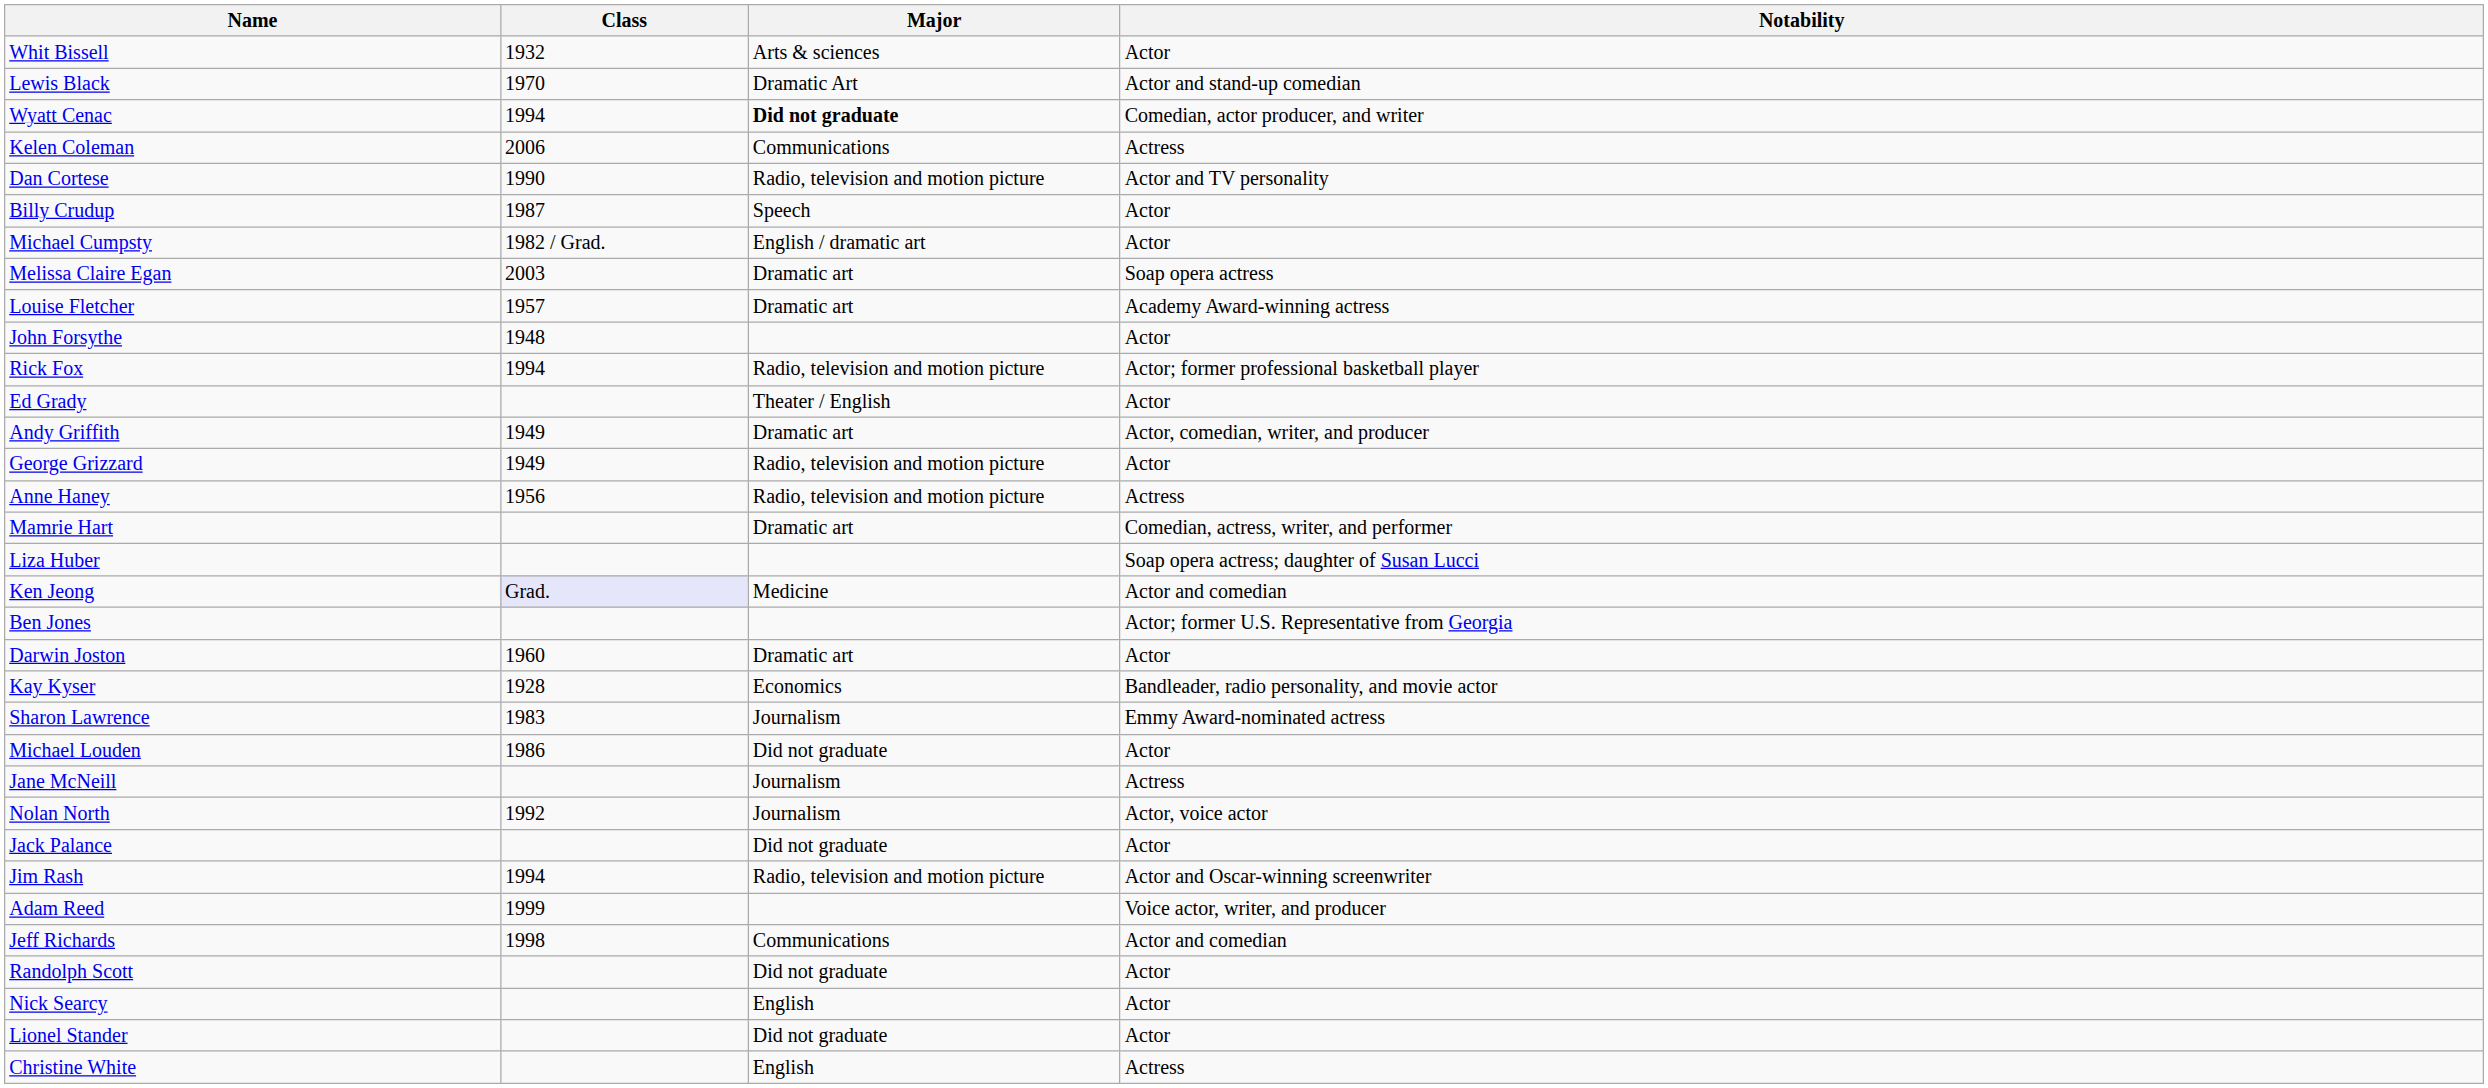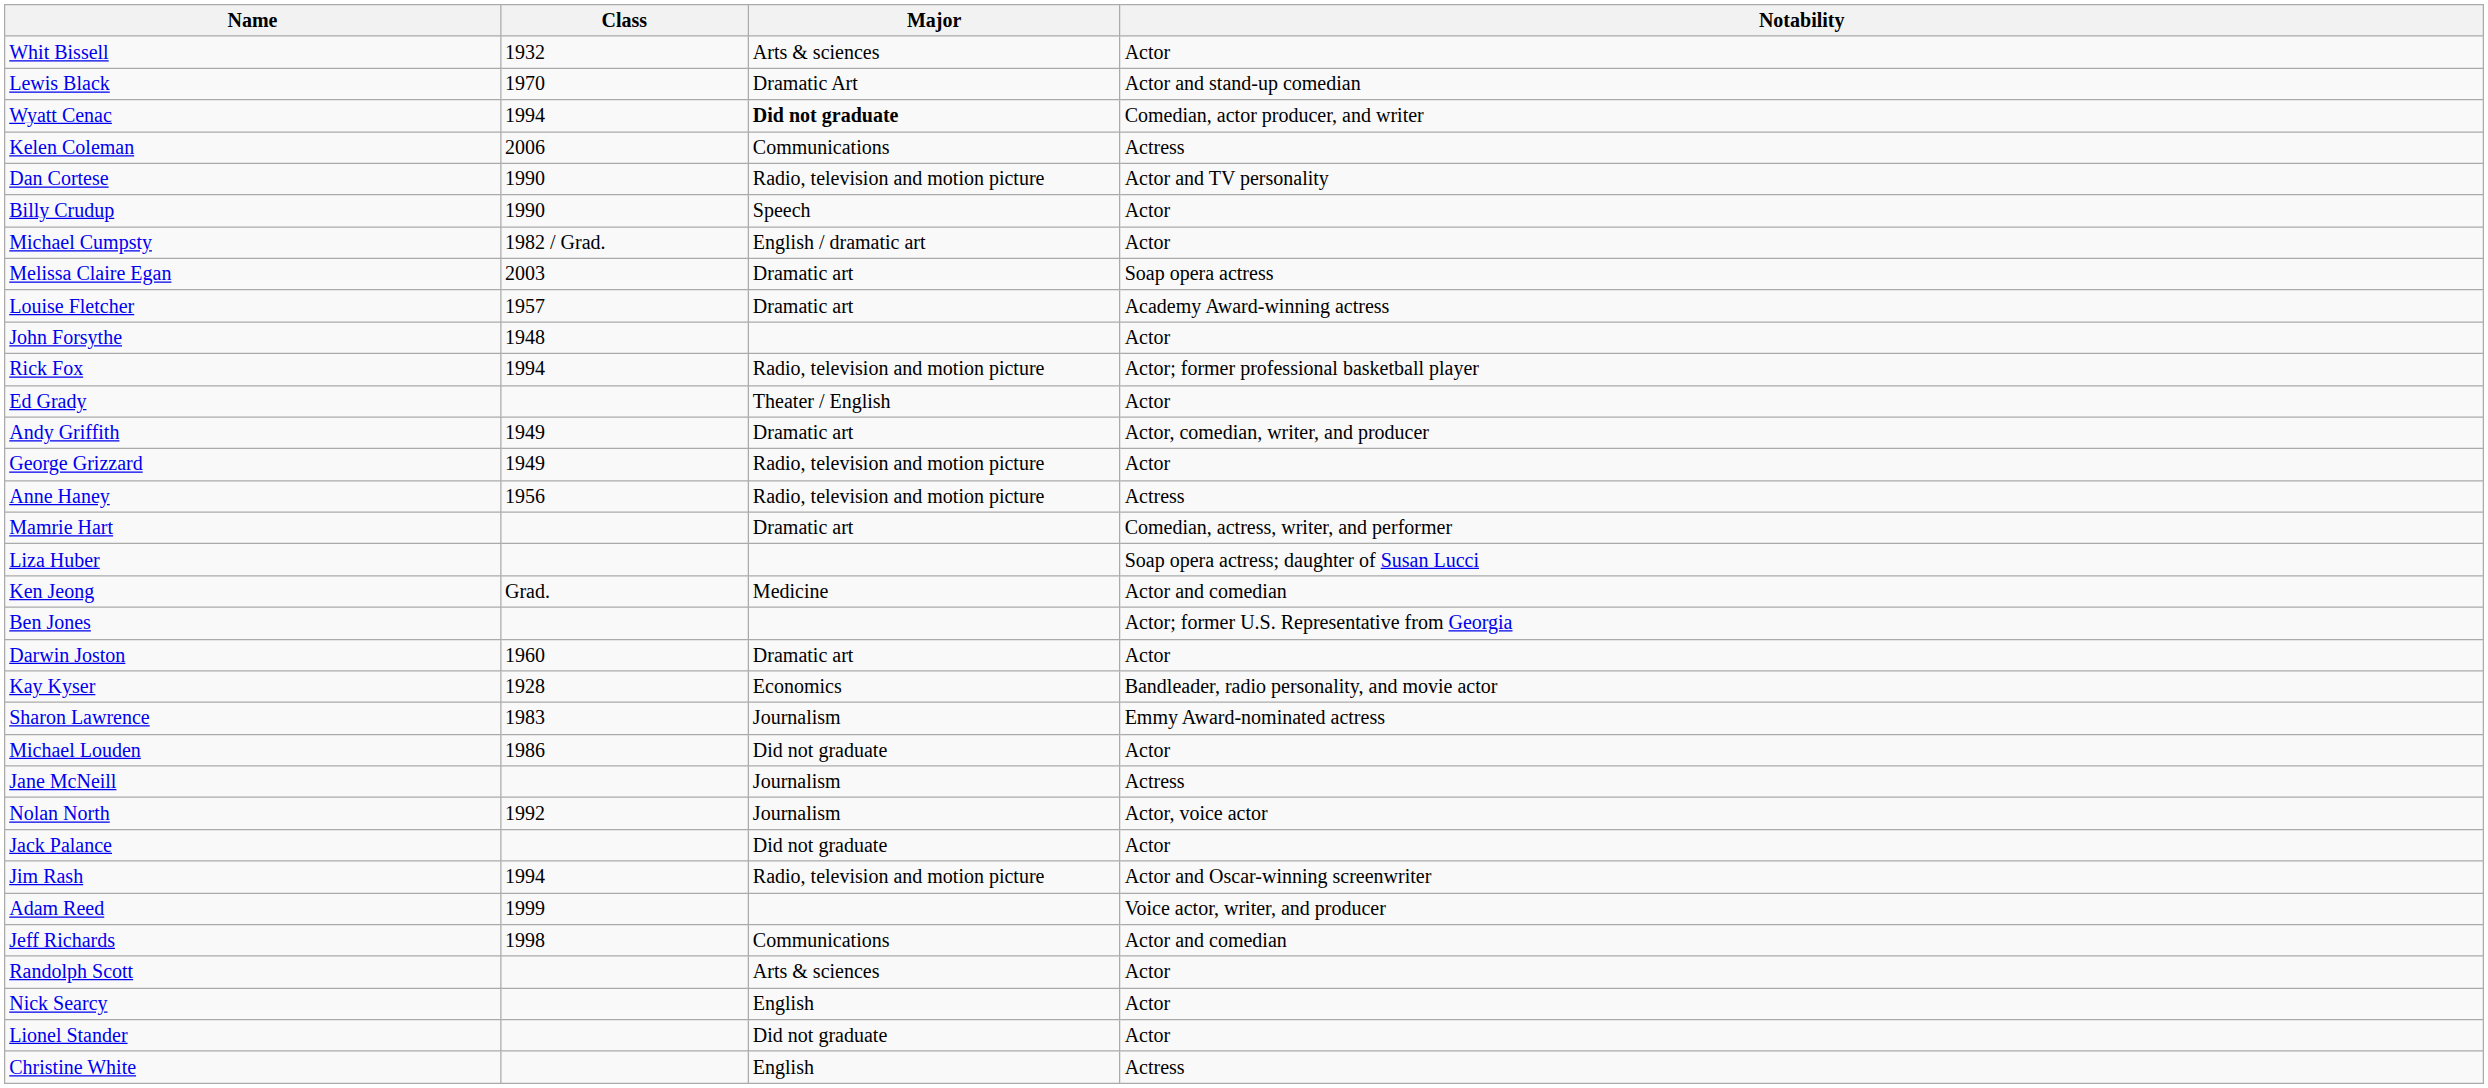(525, 210) 1987 -> (525, 210) 1990
(527, 591) lavender background -> (527, 591) no background
(820, 971) Did not graduate -> (816, 971) Arts & sciences
